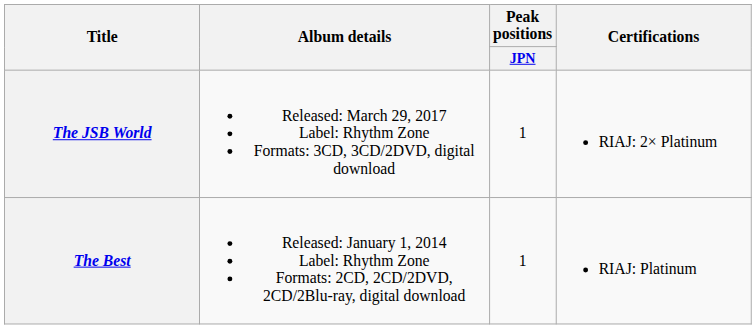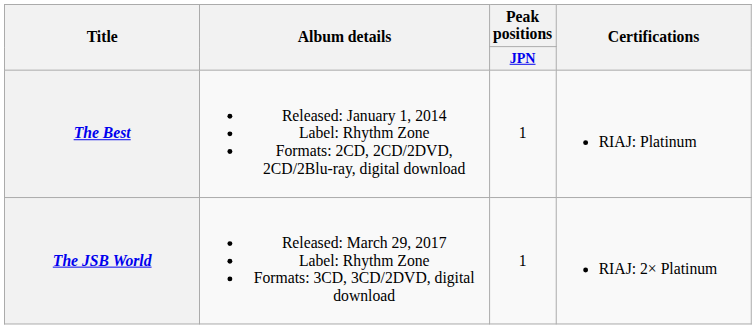rows swapped: (102, 260) <-> (102, 133)
